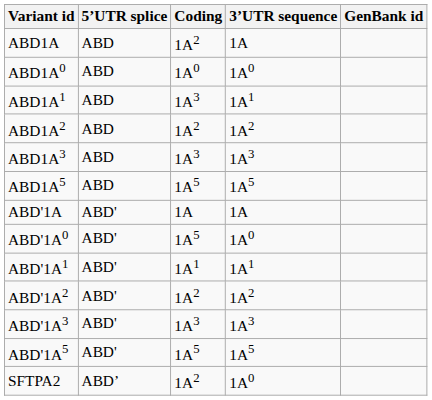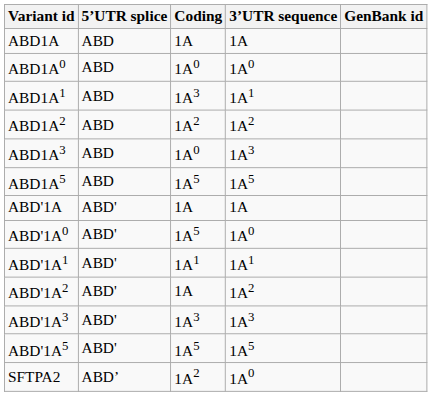(187, 43) 1A2 -> (184, 41) 1A
(187, 157) 1A3 -> (187, 153) 1A0
(187, 295) 1A2 -> (184, 291) 1A
